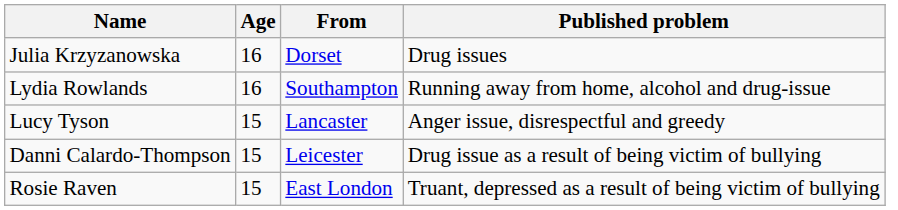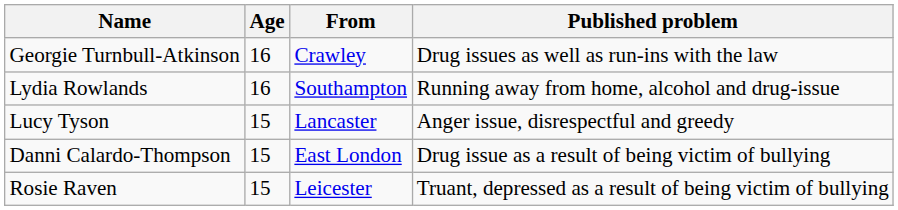- row: (95, 54)
+ row: (125, 54)
(324, 155) Leicester -> (348, 155) East London
(339, 188) East London -> (333, 188) Leicester
